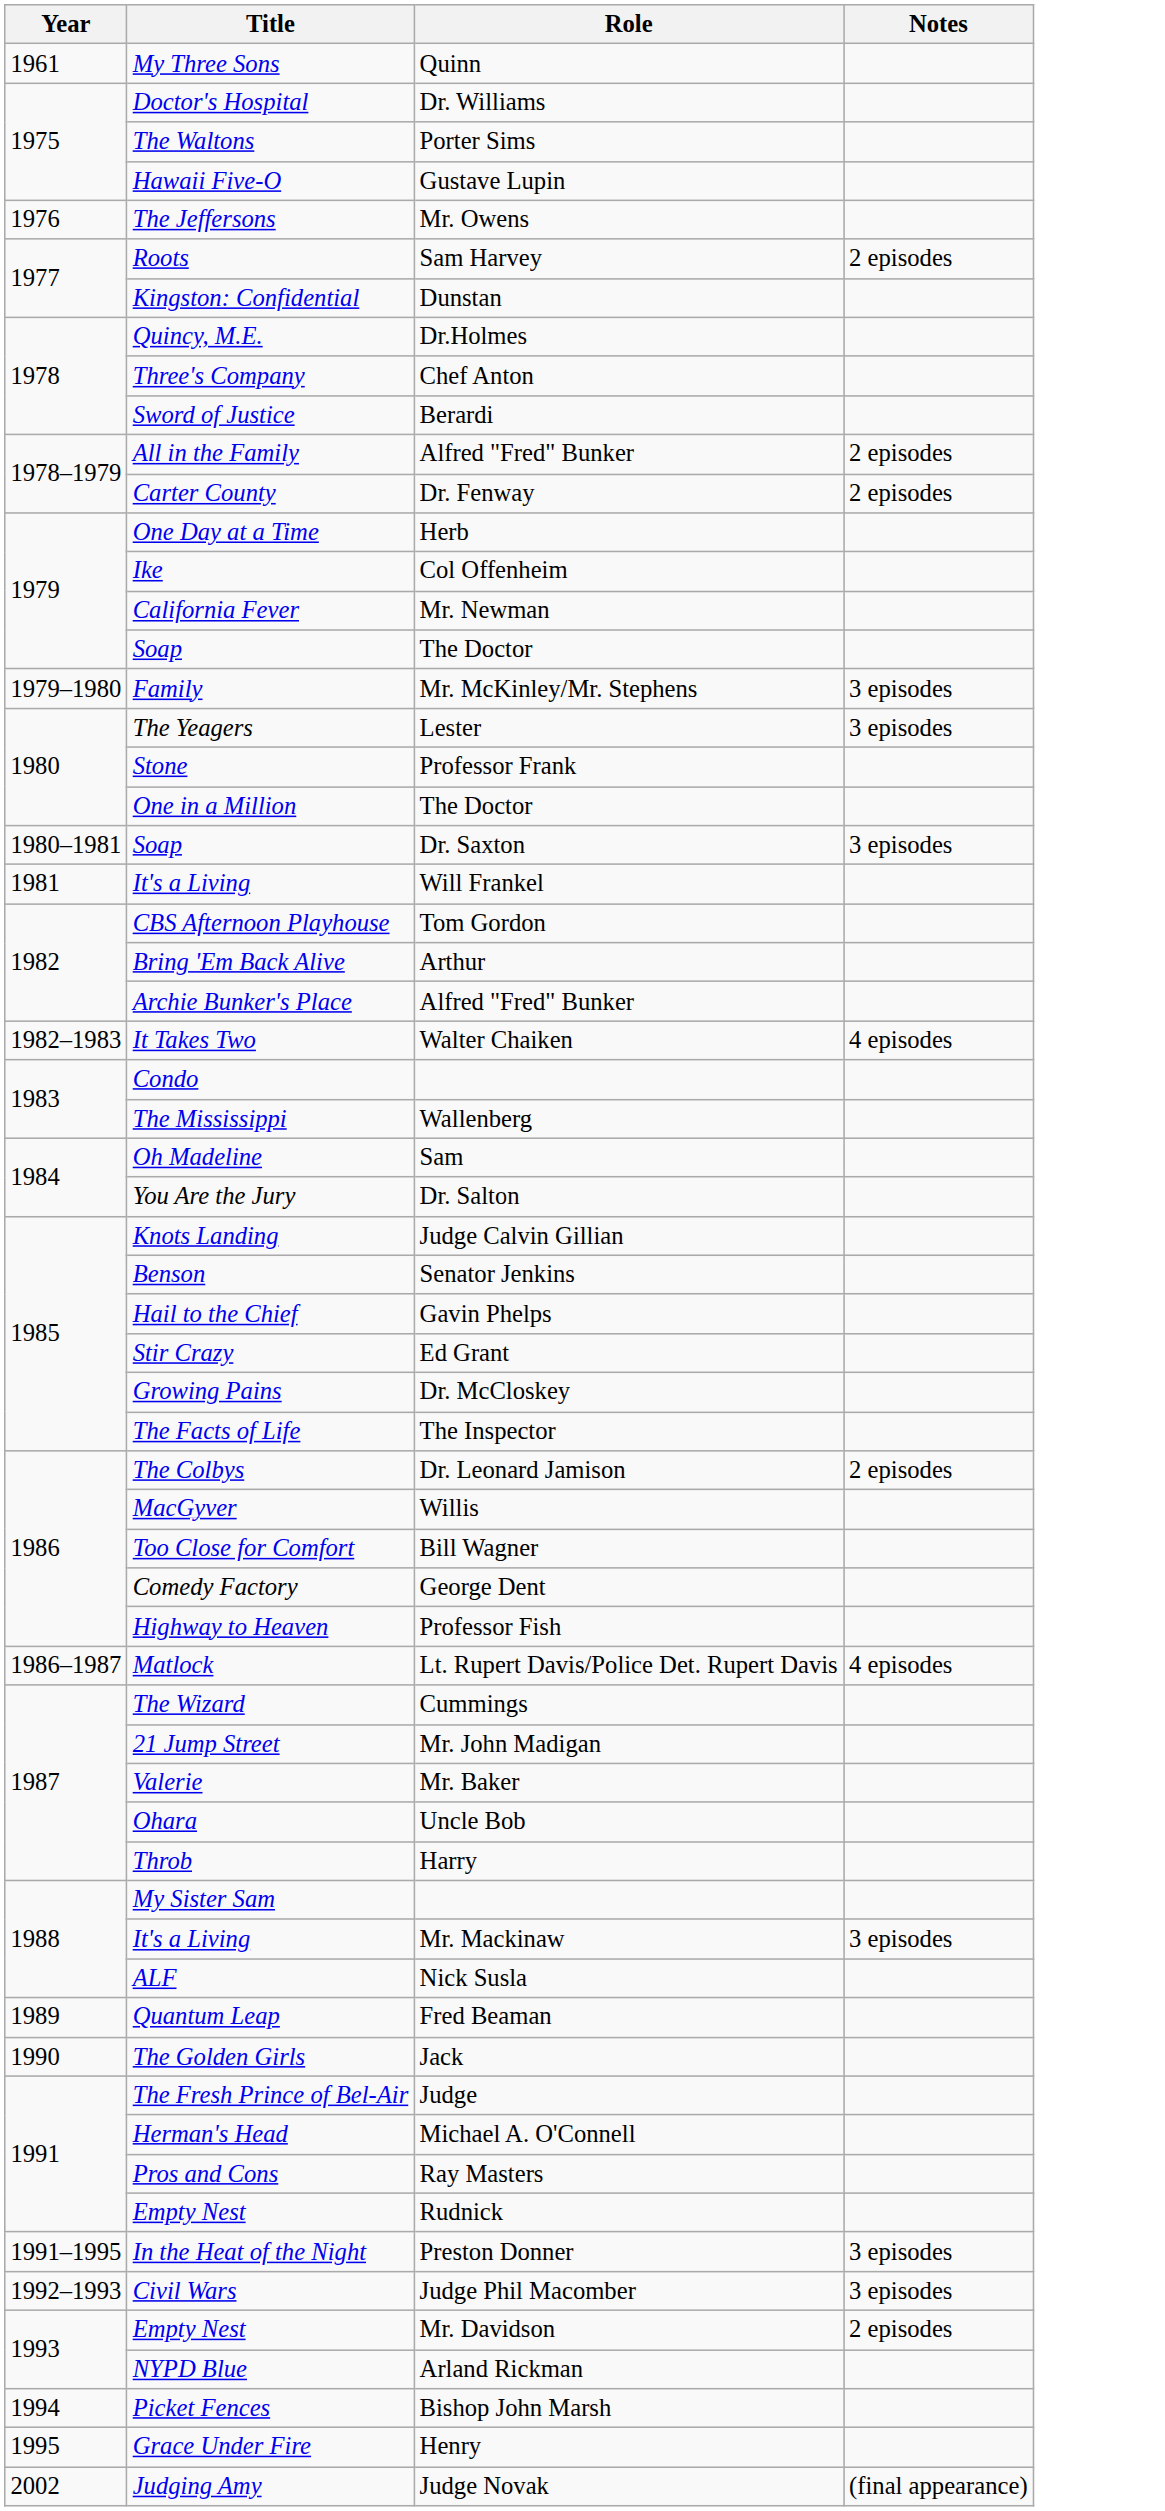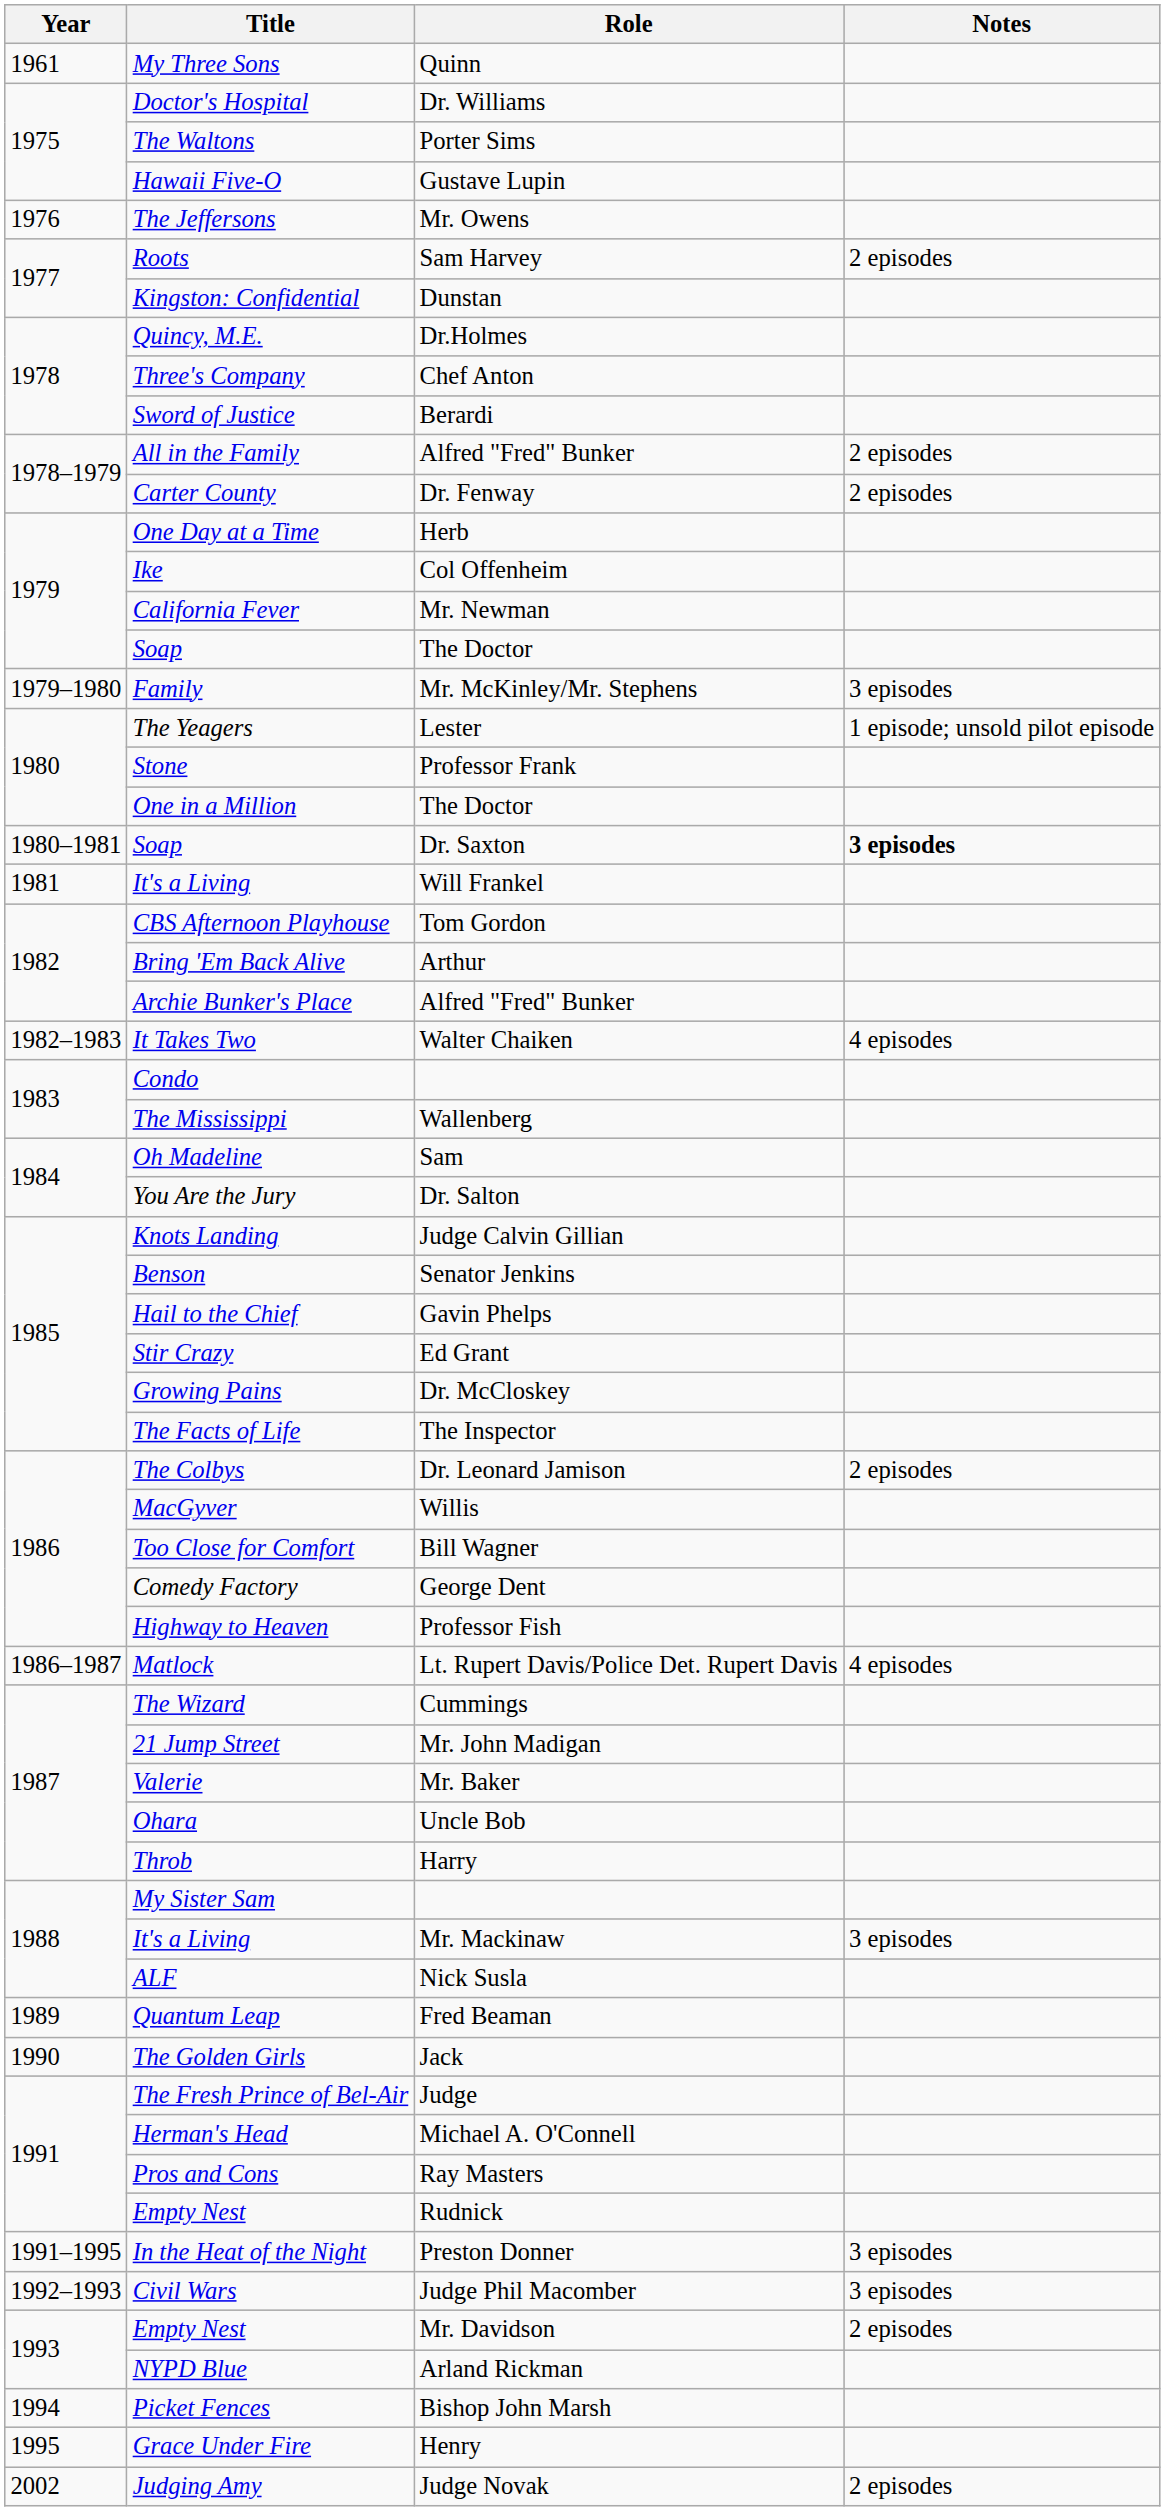(901, 727) 3 episodes -> (1002, 727) 1 episode; unsold pilot episode
(901, 844) normal -> (902, 844) bold
(938, 2485) (final appearance) -> (901, 2485) 2 episodes
